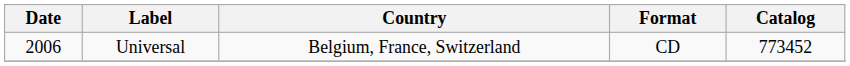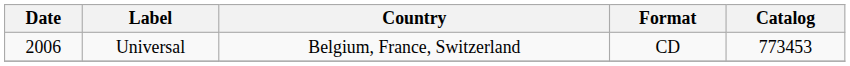(785, 46) 773452 -> (785, 46) 773453
